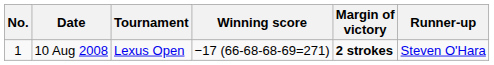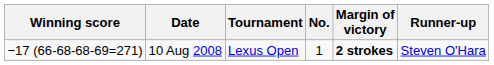columns swapped: (18, 22) <-> (262, 22)
